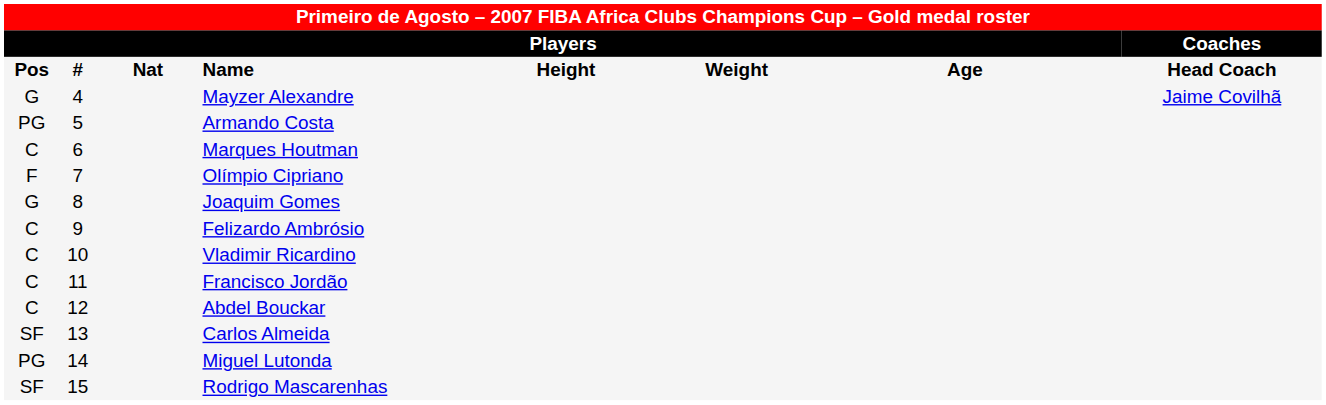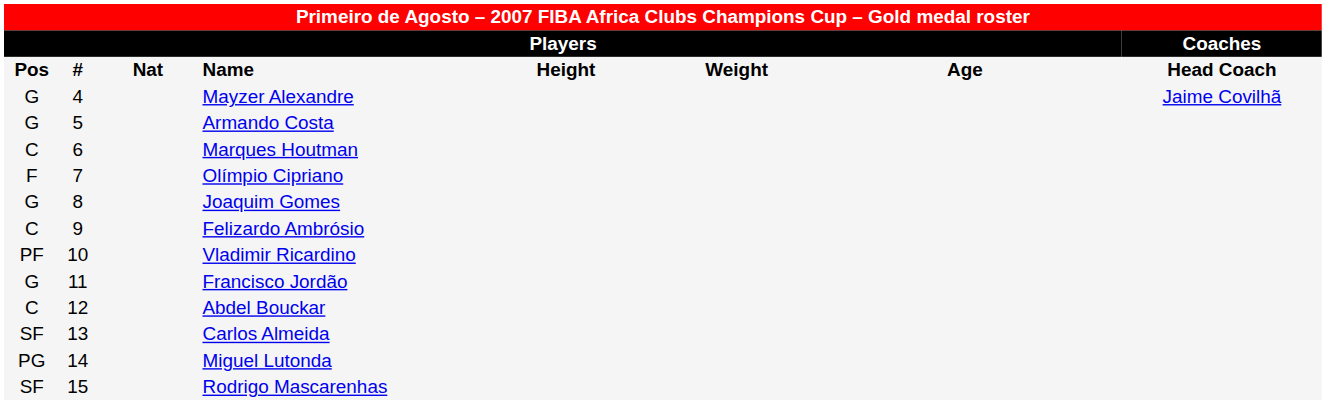(32, 123) PG -> (32, 123) G
(32, 255) C -> (32, 255) PF
(32, 281) C -> (32, 281) G
